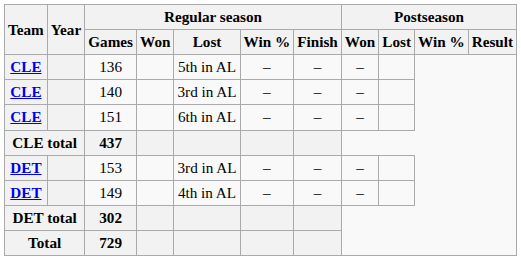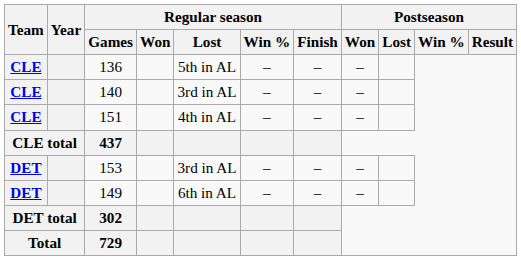(207, 117) 6th in AL -> (207, 117) 4th in AL
(207, 192) 4th in AL -> (207, 192) 6th in AL
